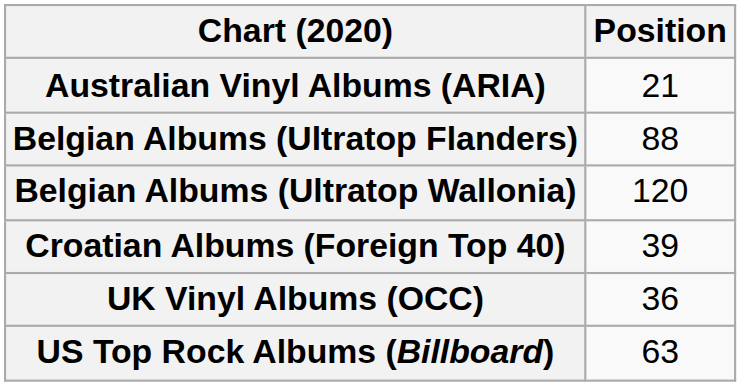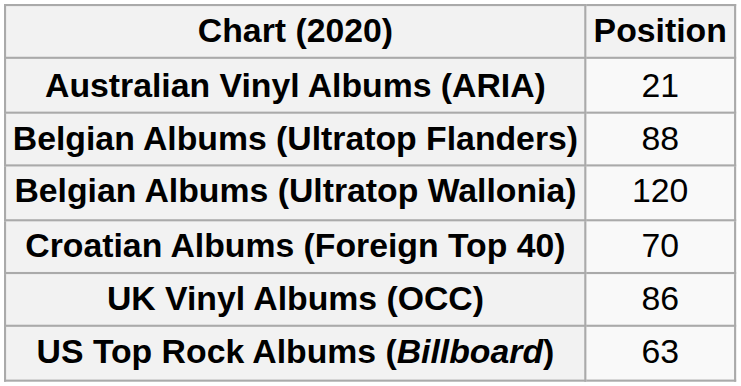(660, 245) 39 -> (660, 245) 70
(660, 298) 36 -> (660, 298) 86
